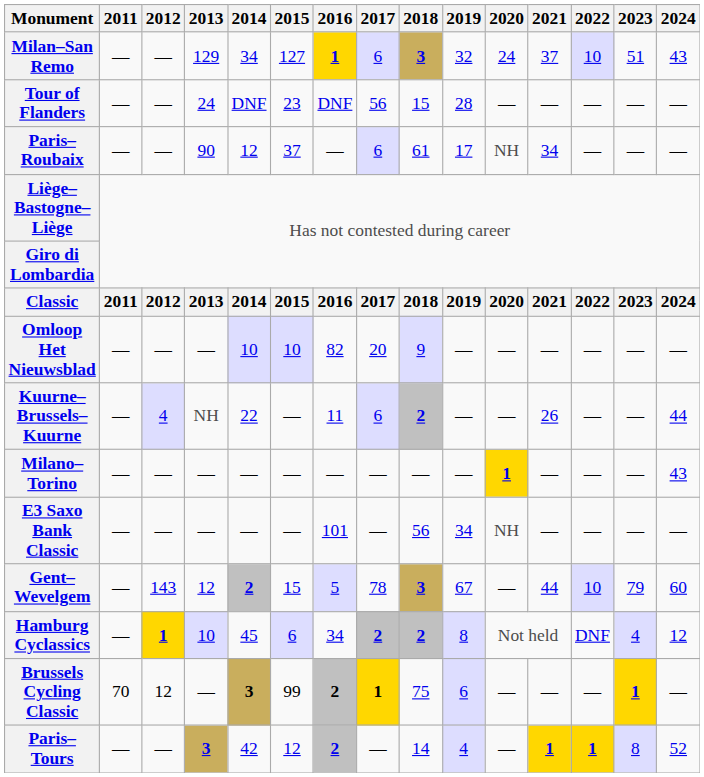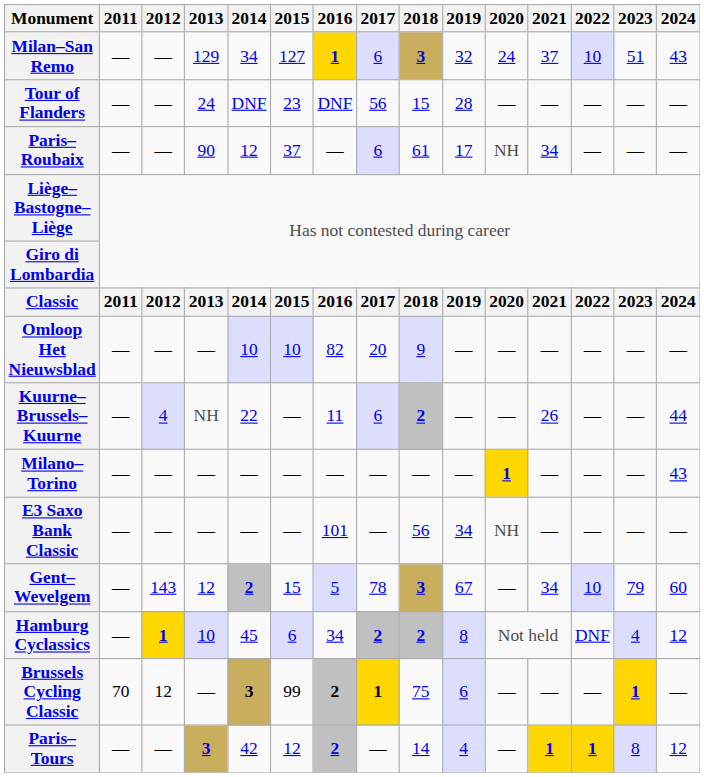(550, 587) 44 -> (550, 587) 34
(678, 748) 52 -> (678, 748) 12
